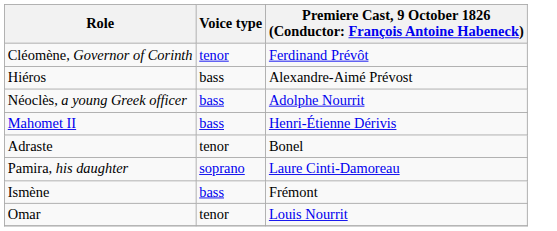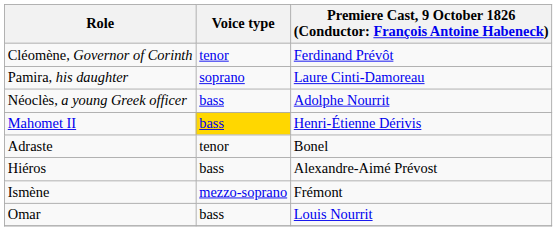rows swapped: (68, 169) <-> (27, 77)
(212, 123) no background -> (212, 123) gold background
(212, 191) bass -> (243, 191) mezzo-soprano
(214, 214) tenor -> (212, 214) bass
